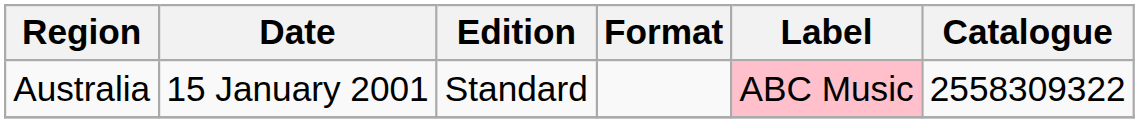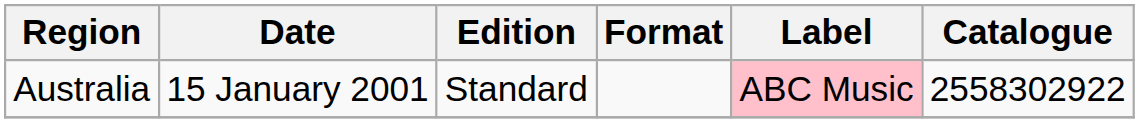(1028, 88) 2558309322 -> (1028, 88) 2558302922
